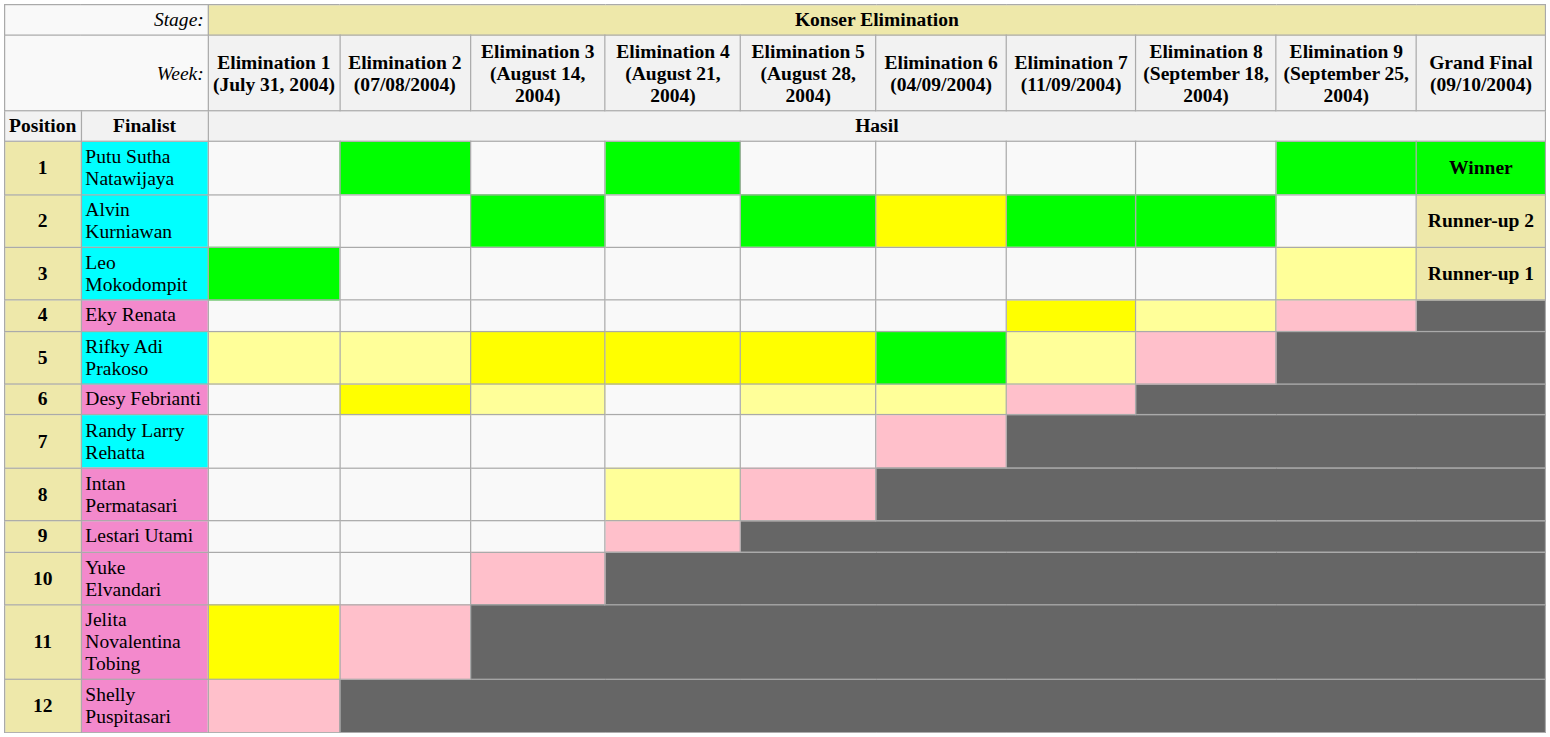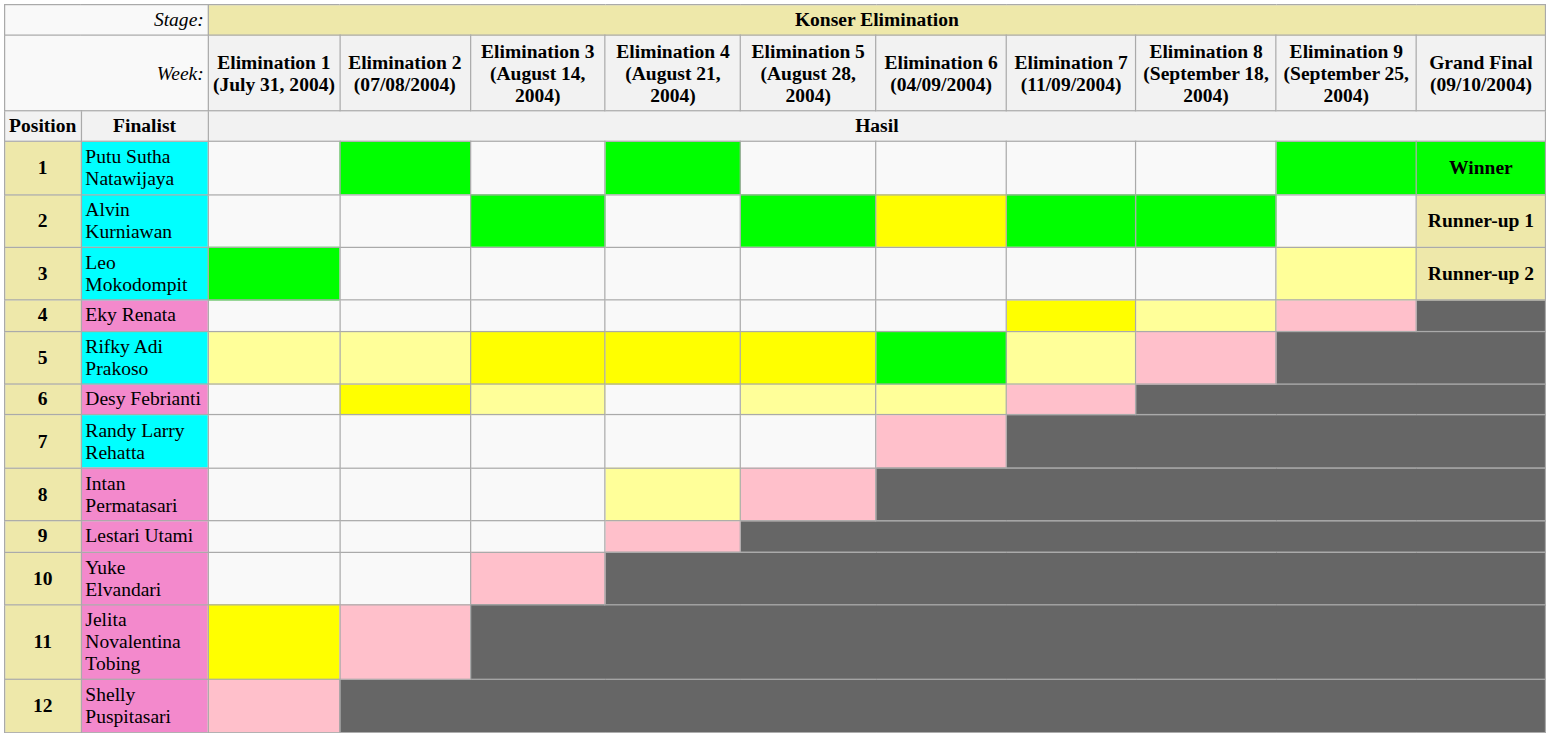(1481, 220) Runner-up 2 -> (1481, 220) Runner-up 1
(1481, 273) Runner-up 1 -> (1481, 273) Runner-up 2
